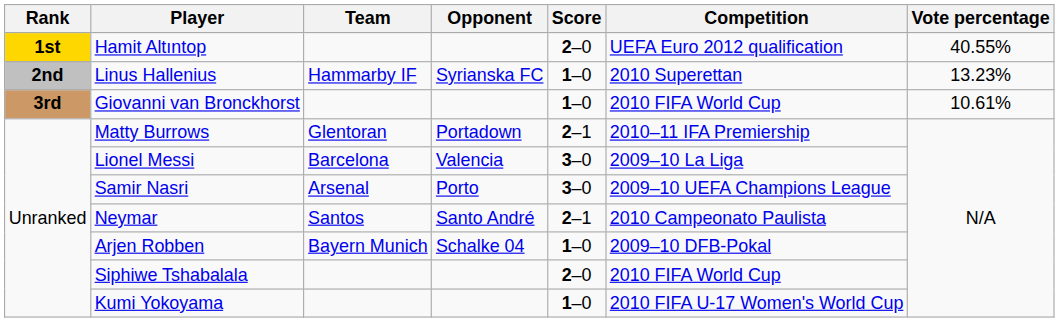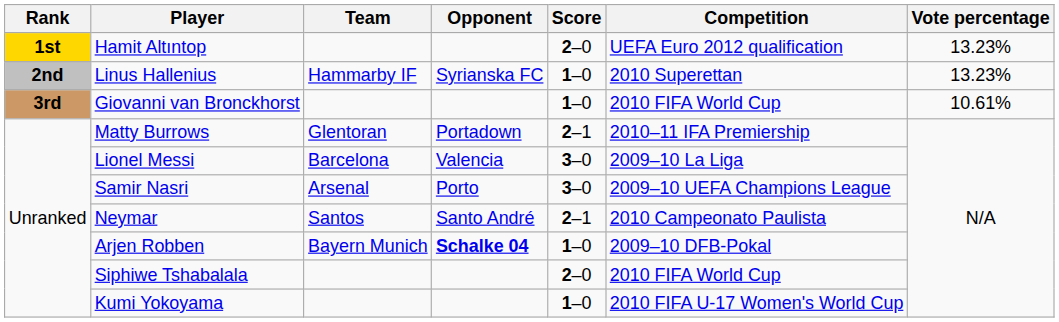(981, 47) 40.55% -> (981, 47) 13.23%
(480, 246) normal -> (482, 246) bold
